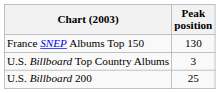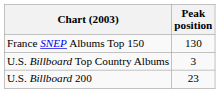(193, 79) 25 -> (193, 79) 23
